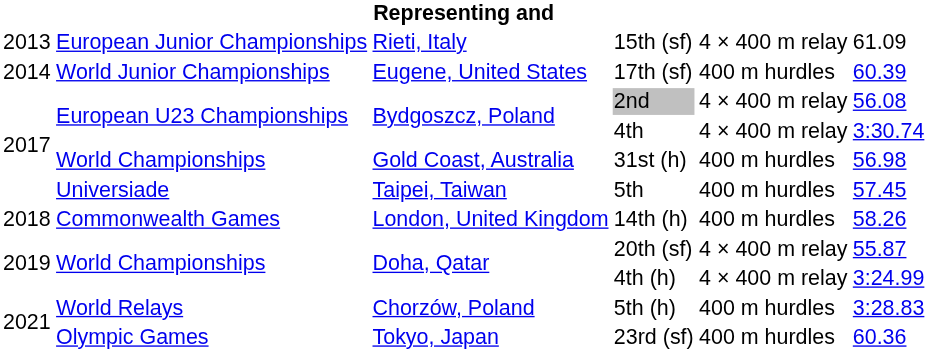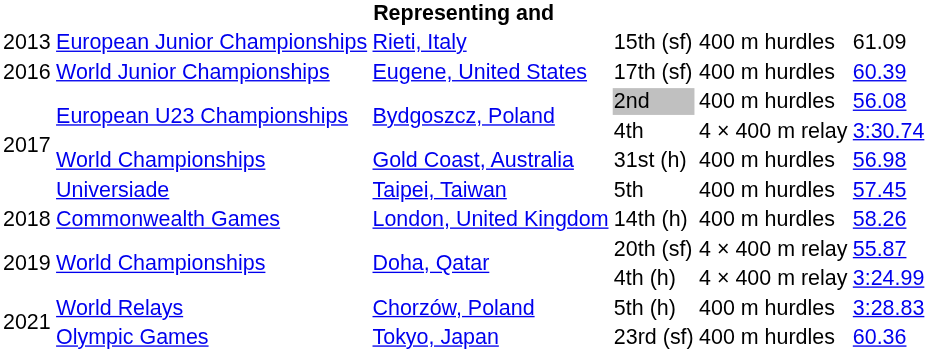(773, 42) 4 × 400 m relay -> (767, 42) 400 m hurdles
(27, 71) 2014 -> (27, 71) 2016
(773, 101) 4 × 400 m relay -> (767, 101) 400 m hurdles
